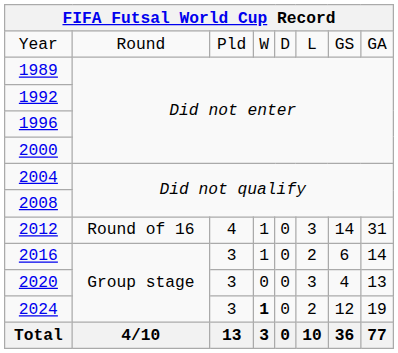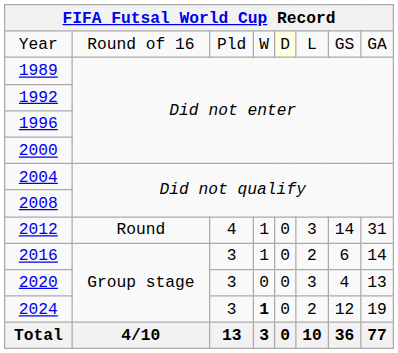(141, 44) Round -> (141, 44) Round of 16
(285, 44) no background -> (285, 44) lightyellow background
(141, 230) Round of 16 -> (141, 230) Round
